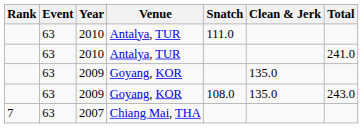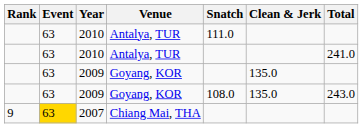(10, 113) 7 -> (10, 113) 9
(48, 113) no background -> (48, 113) gold background
